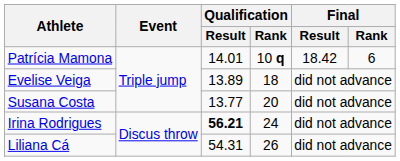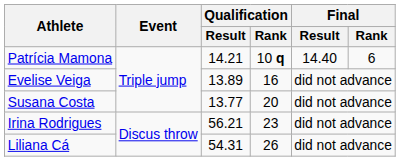(226, 58) 14.01 -> (226, 58) 14.21
(320, 58) 18.42 -> (320, 58) 14.40
(271, 80) 18 -> (271, 80) 16
(226, 124) bold -> (226, 124) normal
(271, 124) 24 -> (271, 124) 23
